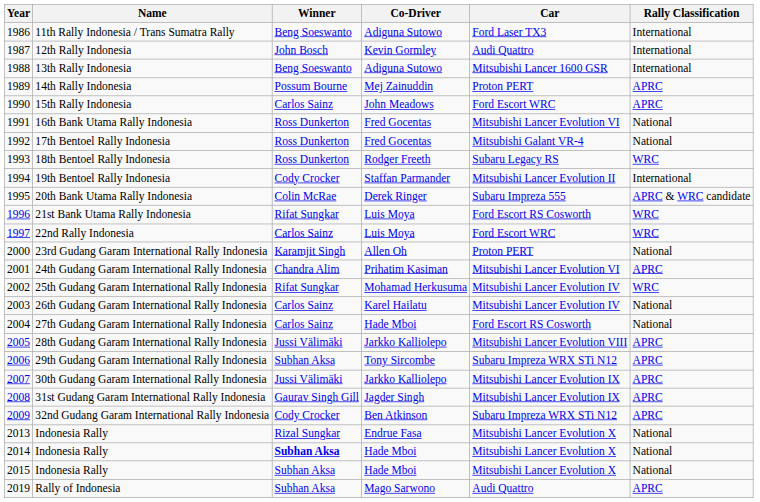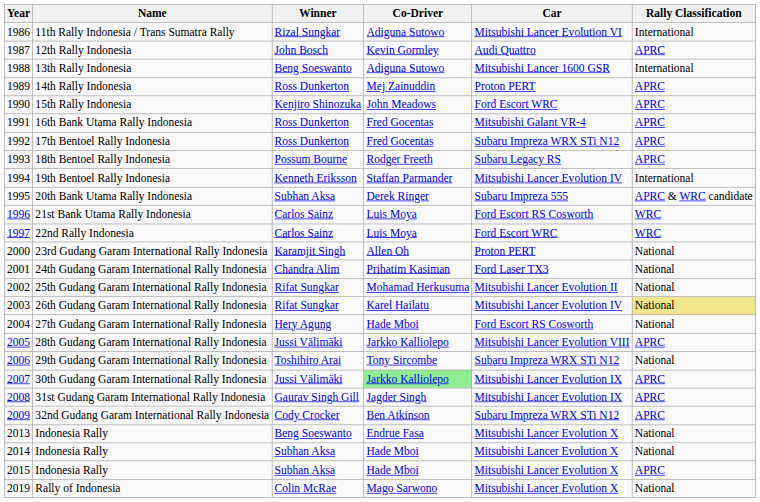(313, 31) Beng Soeswanto -> (307, 31) Rizal Sungkar
(509, 31) Ford Laser TX3 -> (548, 31) Mitsubishi Lancer Evolution VI
(662, 50) International -> (650, 50) APRC
(311, 86) Possum Bourne -> (312, 86) Ross Dunkerton
(304, 104) Carlos Sainz -> (318, 104) Kenjiro Shinozuka
(546, 123) Mitsubishi Lancer Evolution VI -> (530, 123) Mitsubishi Galant VR-4
(652, 123) National -> (650, 123) APRC
(528, 141) Mitsubishi Galant VR-4 -> (547, 141) Subaru Impreza WRX STi N12
(652, 141) National -> (650, 141) APRC
(312, 159) Ross Dunkerton -> (311, 159) Possum Bourne
(646, 159) WRC -> (650, 159) APRC
(307, 178) Cody Crocker -> (316, 178) Kenneth Eriksson
(544, 178) Mitsubishi Lancer Evolution II -> (548, 178) Mitsubishi Lancer Evolution IV
(305, 196) Colin McRae -> (305, 196) Subhan Aksa
(307, 214) Rifat Sungkar -> (304, 214) Carlos Sainz
(546, 269) Mitsubishi Lancer Evolution VI -> (512, 269) Ford Laser TX3
(648, 269) APRC -> (655, 269) National
(546, 287) Mitsubishi Lancer Evolution IV -> (546, 287) Mitsubishi Lancer Evolution II
(646, 287) WRC -> (655, 287) National
(304, 305) Carlos Sainz -> (307, 305) Rifat Sungkar
(652, 305) no background -> (655, 305) khaki background
(304, 324) Carlos Sainz -> (303, 324) Hery Agung
(305, 360) Subhan Aksa -> (308, 360) Toshihiro Arai
(648, 360) APRC -> (655, 360) National
(405, 379) no background -> (408, 379) lightgreen background
(307, 433) Rizal Sungkar -> (313, 433) Beng Soeswanto
(307, 452) bold -> (305, 452) normal
(652, 470) National -> (650, 470) APRC
(305, 488) Subhan Aksa -> (305, 488) Colin McRae
(503, 488) Audi Quattro -> (546, 488) Mitsubishi Lancer Evolution X
(648, 488) APRC -> (655, 488) National
